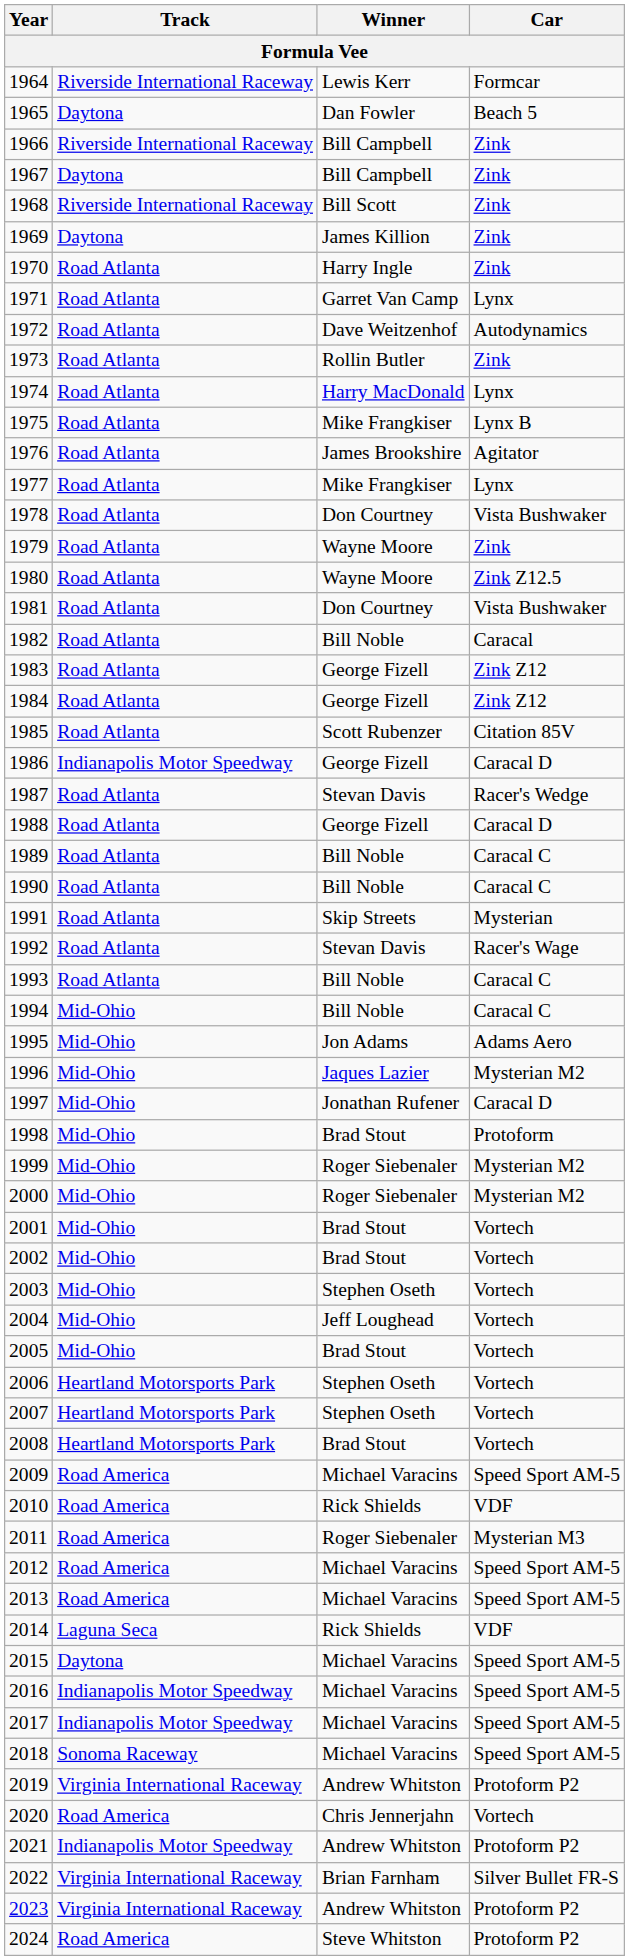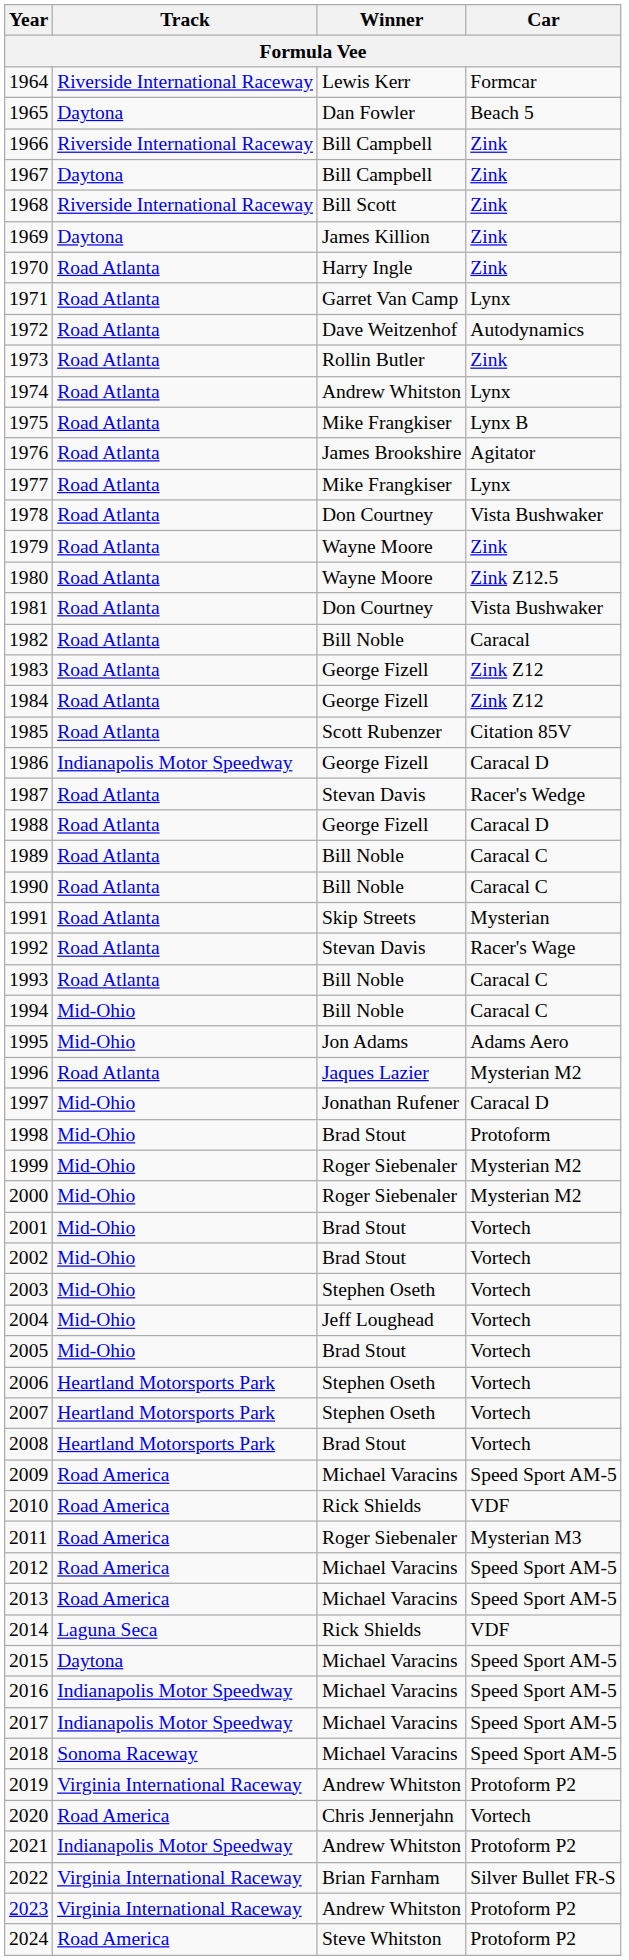(393, 391) Harry MacDonald -> (391, 391) Andrew Whitston
(96, 1072) Mid-Ohio -> (108, 1072) Road Atlanta
